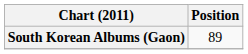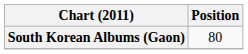(215, 37) 89 -> (215, 37) 80
